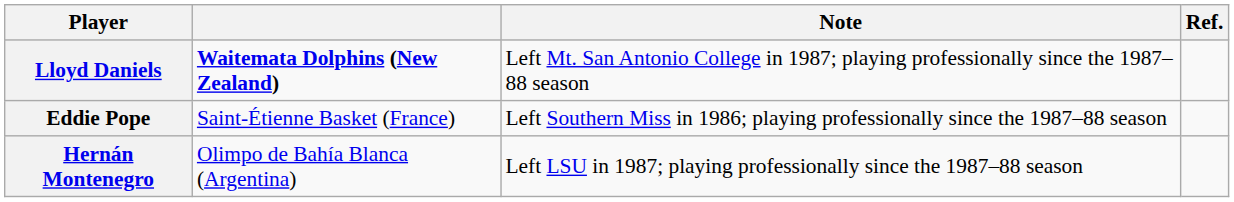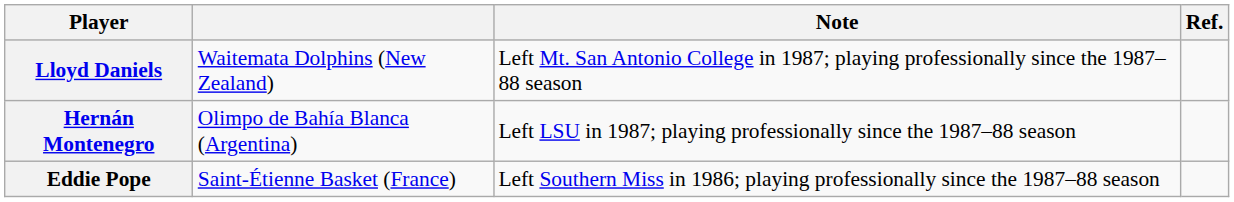(317, 70) bold -> (312, 70) normal
rows swapped: (98, 166) <-> (98, 118)
